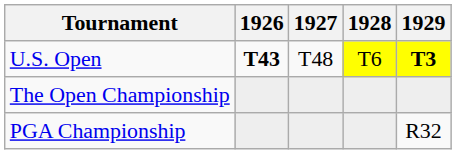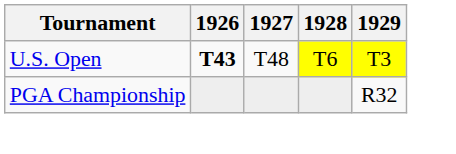(423, 58) bold -> (379, 58) normal
- row: (120, 94)
